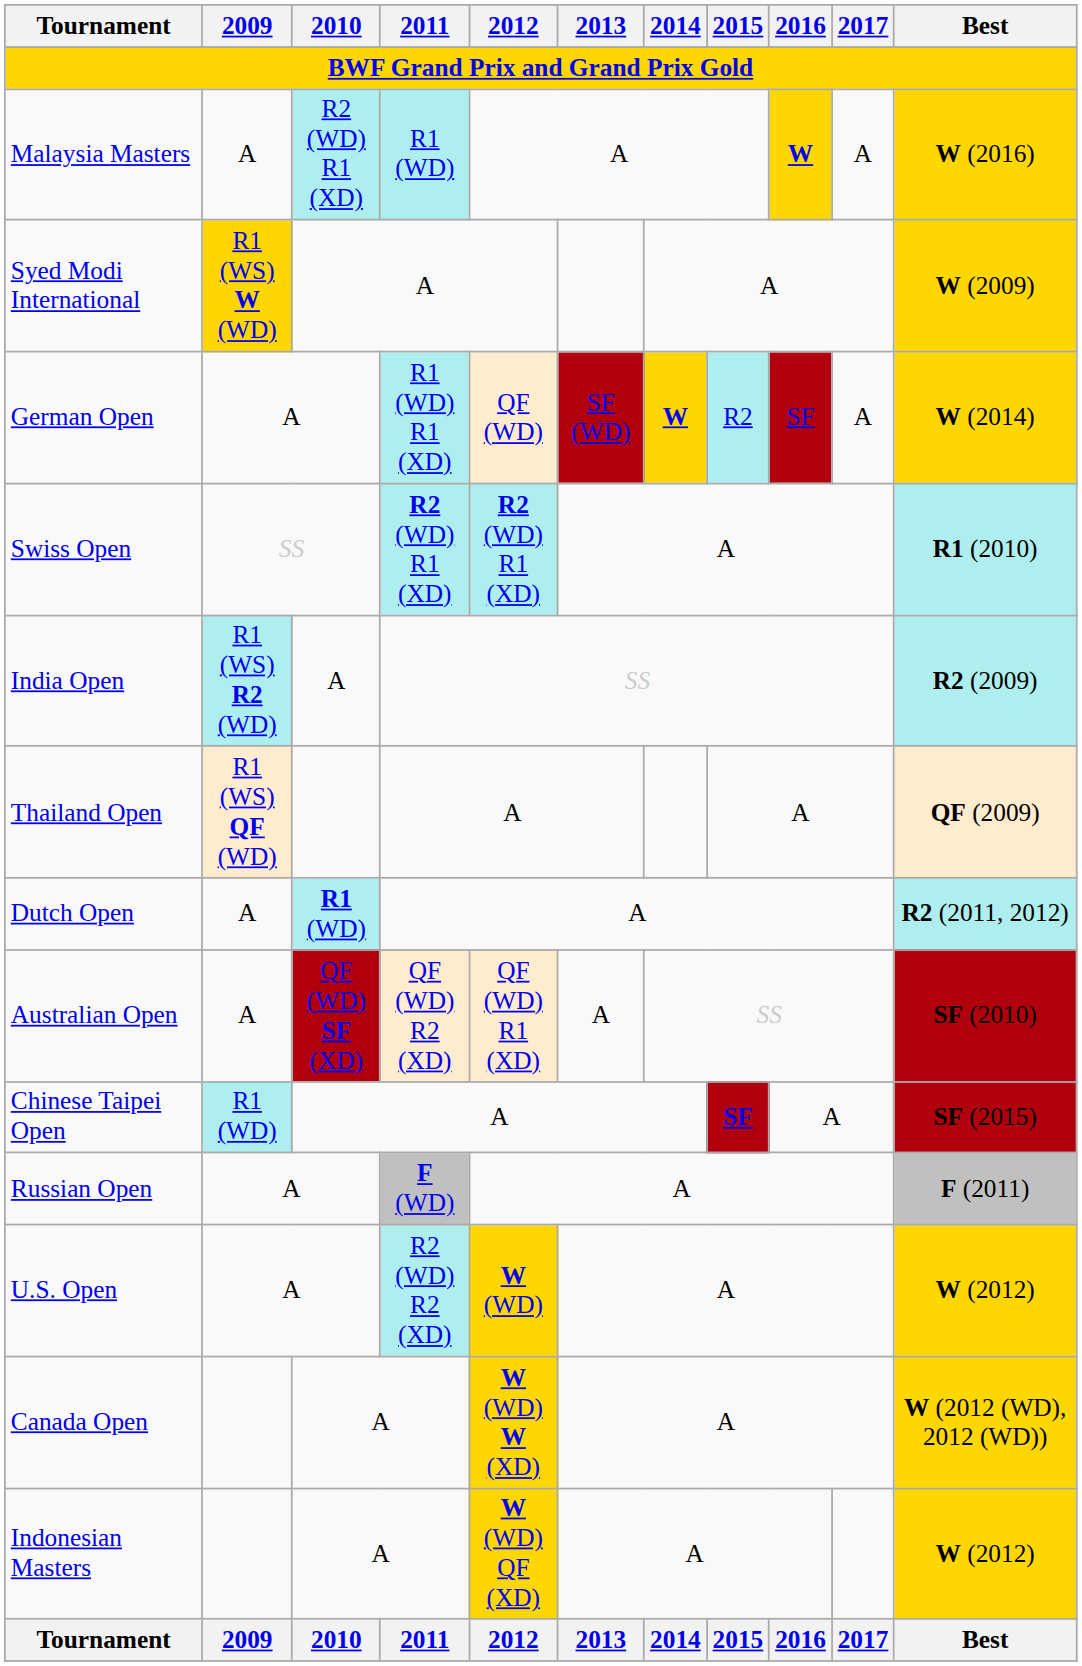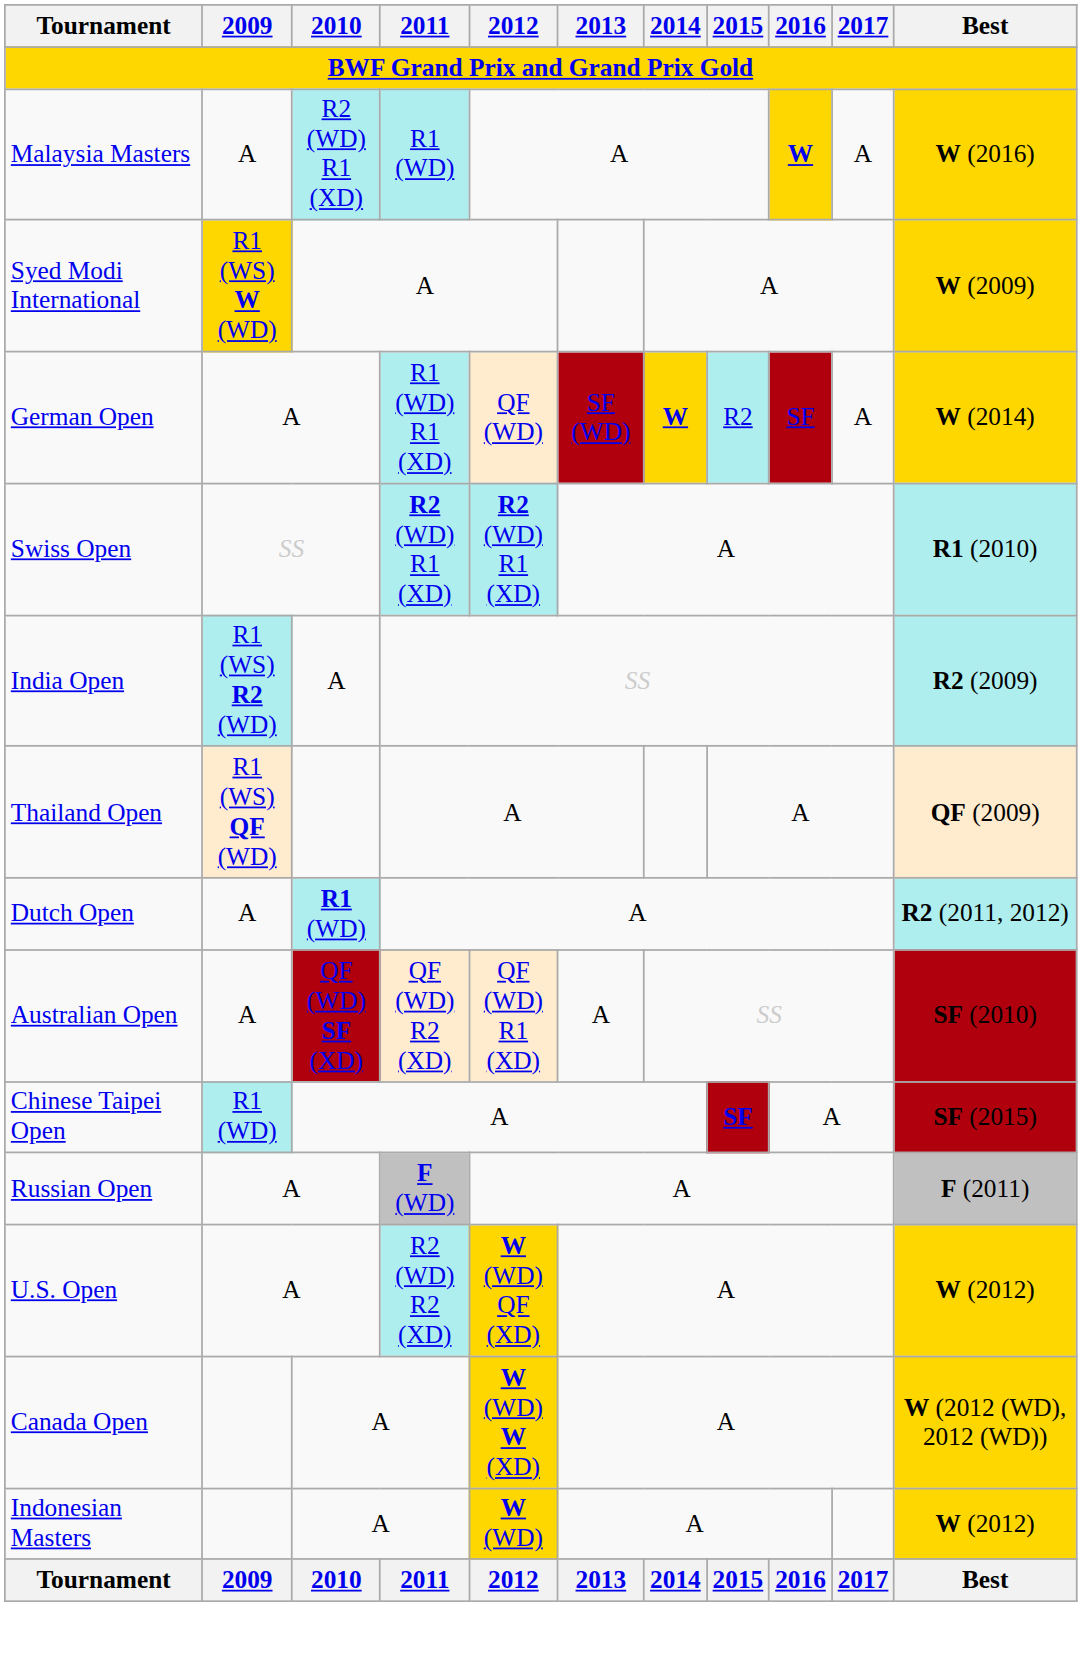(513, 1290) W (WD) -> (513, 1290) W (WD) QF (XD)
(513, 1553) W (WD) QF (XD) -> (513, 1523) W (WD)
